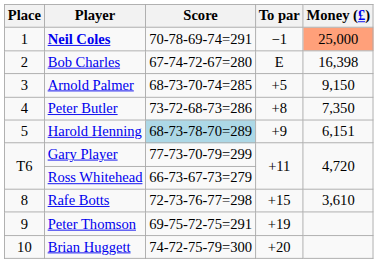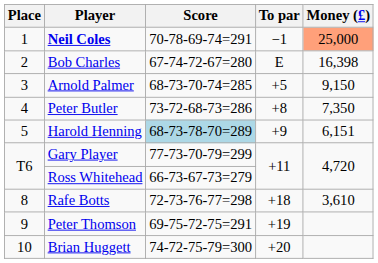(279, 200) +15 -> (279, 200) +18
